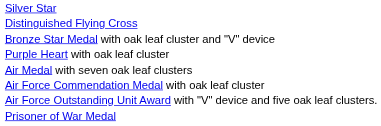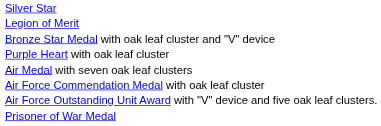+ row: (42, 23)
- row: (71, 23)
